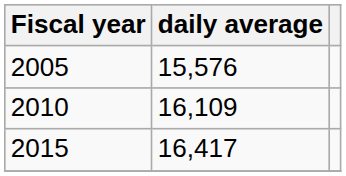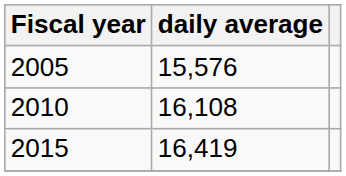(198, 107) 16,109 -> (198, 107) 16,108
(198, 149) 16,417 -> (198, 149) 16,419
